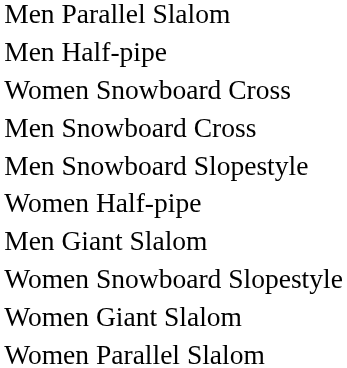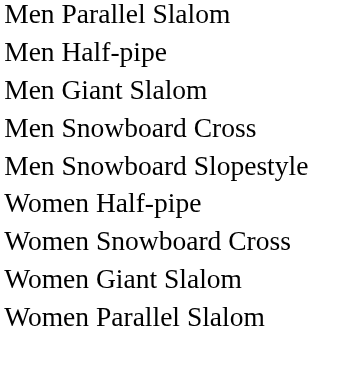rows swapped: (106, 241) <-> (148, 89)
- row: (174, 279)
